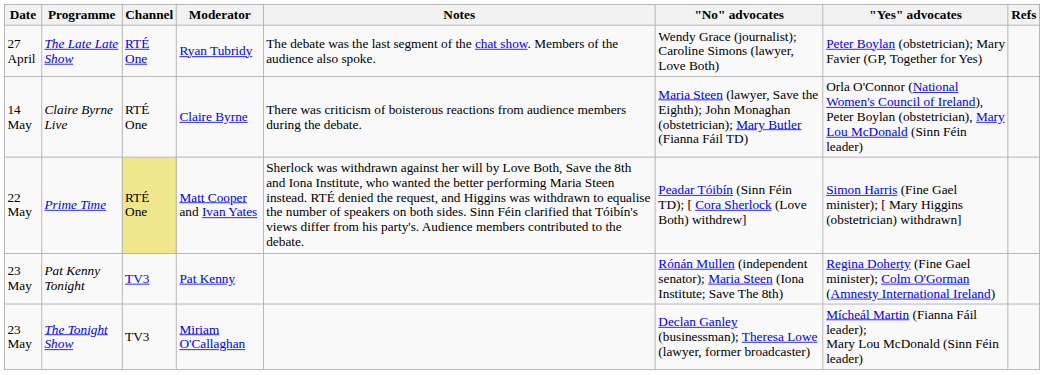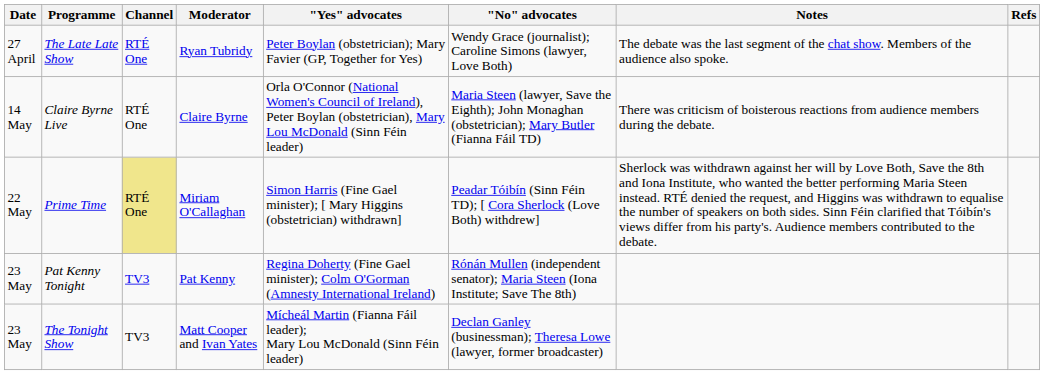columns swapped: (916, 15) <-> (459, 15)
(218, 205) Matt Cooper and Ivan Yates -> (212, 205) Miriam O'Callaghan
(212, 336) Miriam O'Callaghan -> (218, 336) Matt Cooper and Ivan Yates
